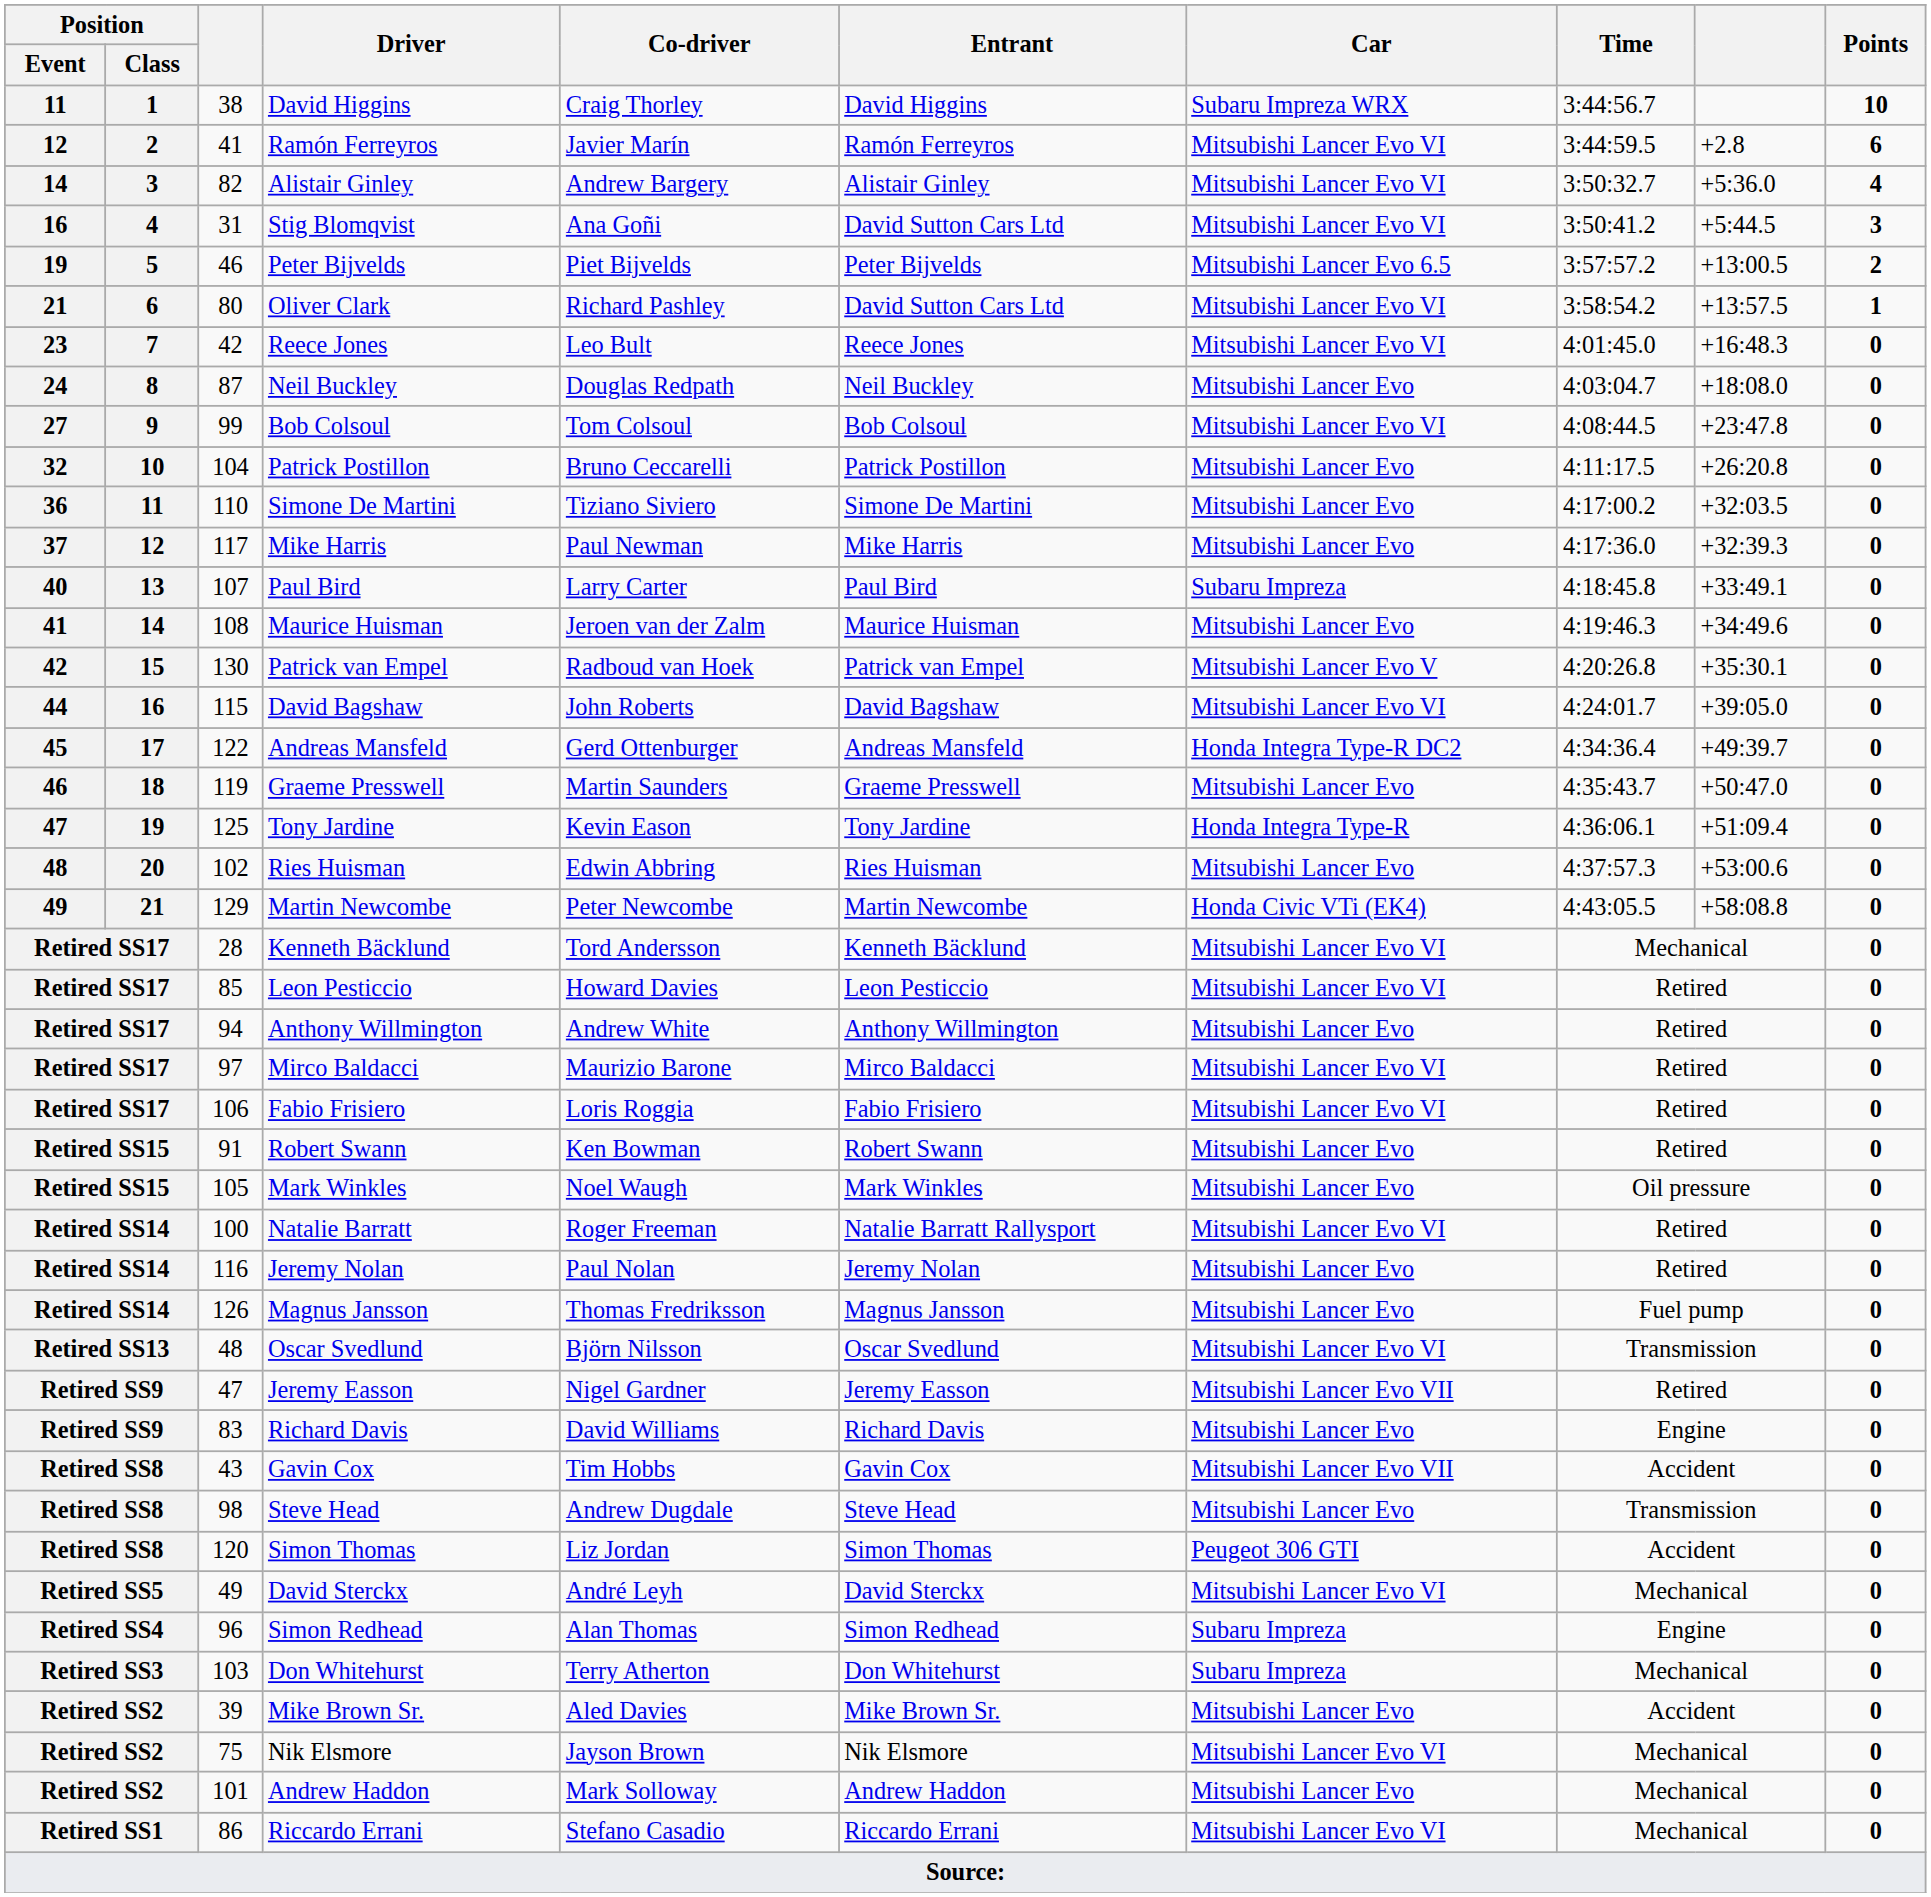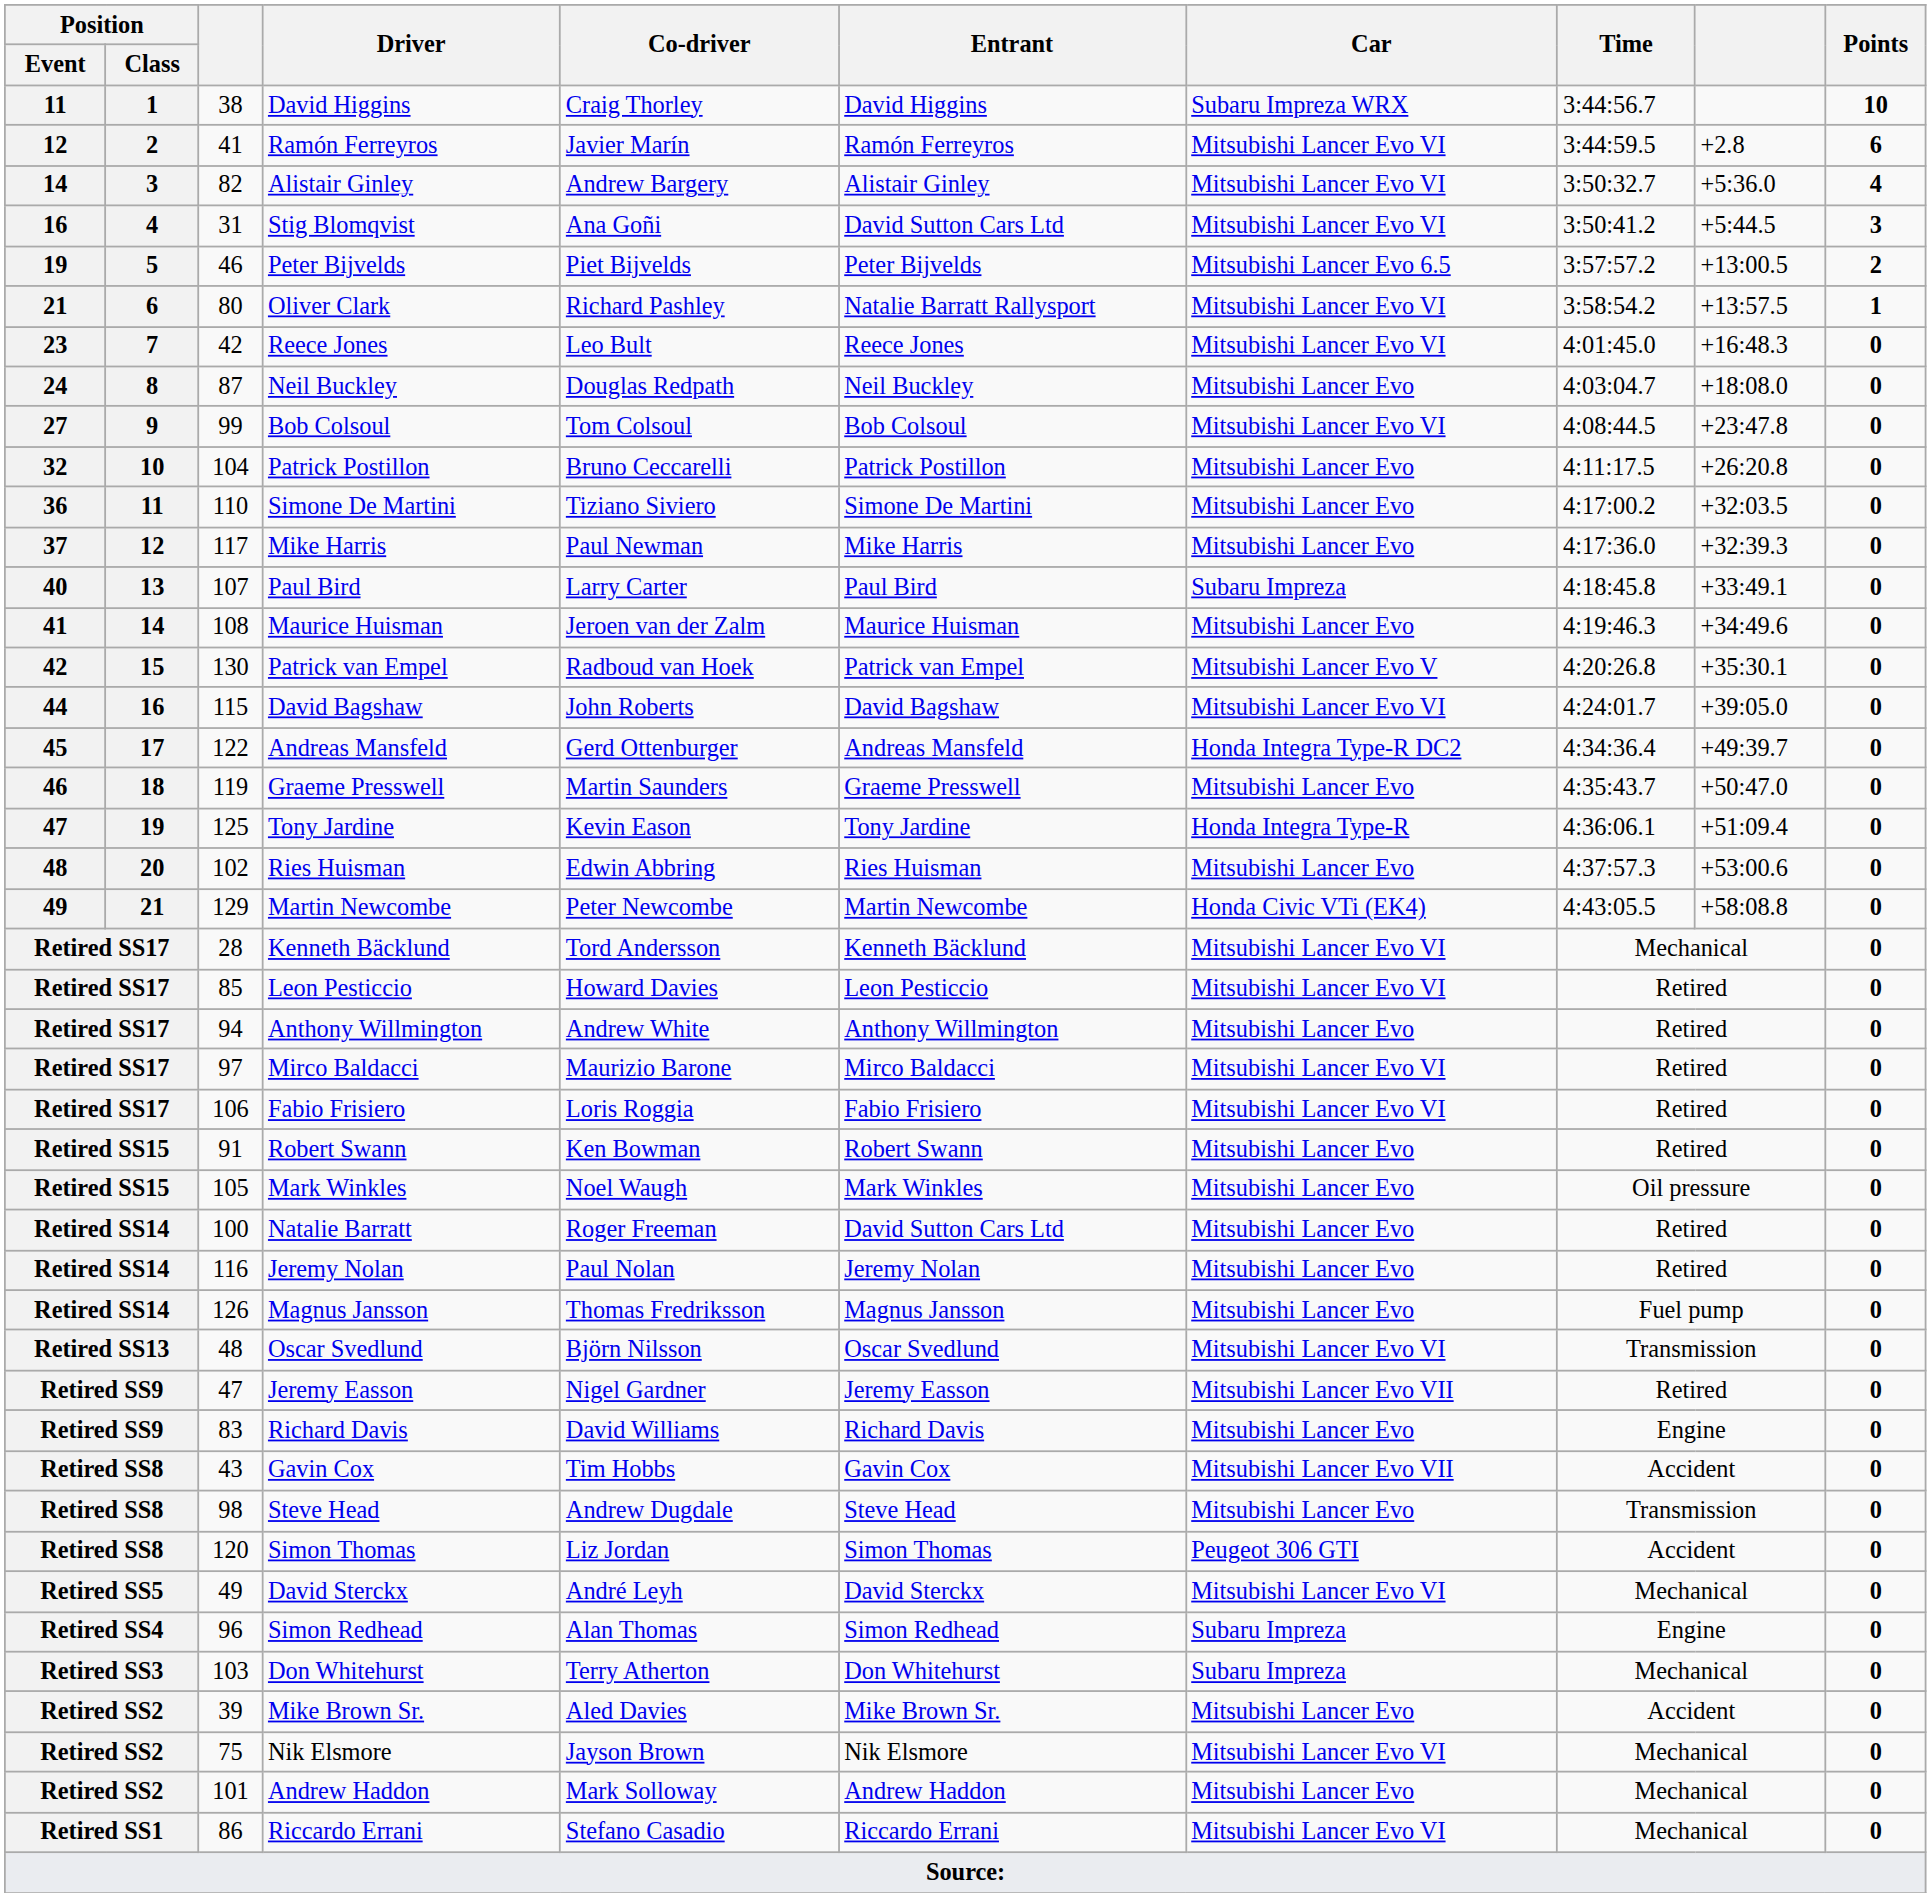(954, 305) David Sutton Cars Ltd -> (970, 305) Natalie Barratt Rallysport
(970, 1229) Natalie Barratt Rallysport -> (954, 1229) David Sutton Cars Ltd
(1318, 1229) Mitsubishi Lancer Evo VI -> (1303, 1229) Mitsubishi Lancer Evo
